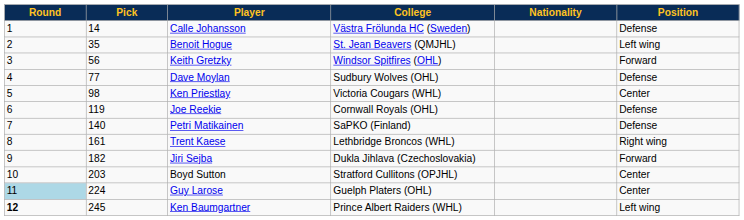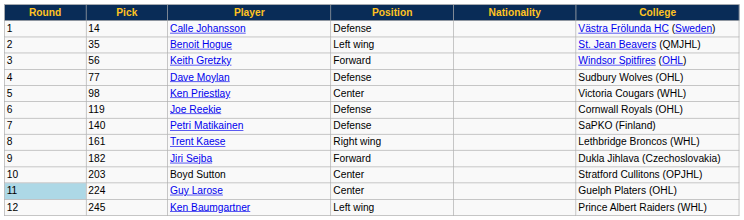columns swapped: (678, 12) <-> (413, 12)
(12, 207) bold -> (12, 207) normal
